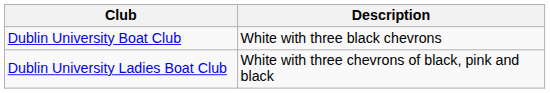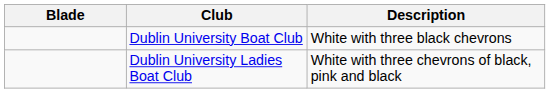+ column: (65, 15)
